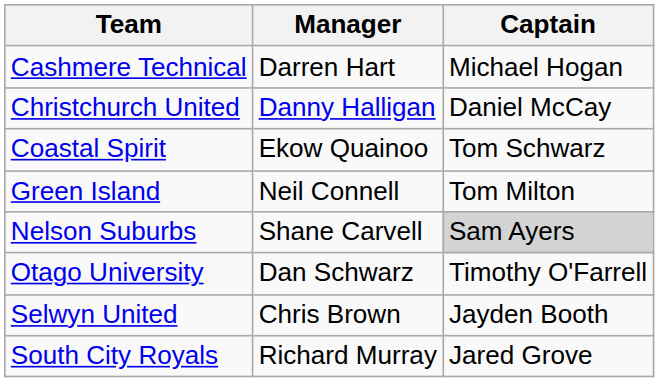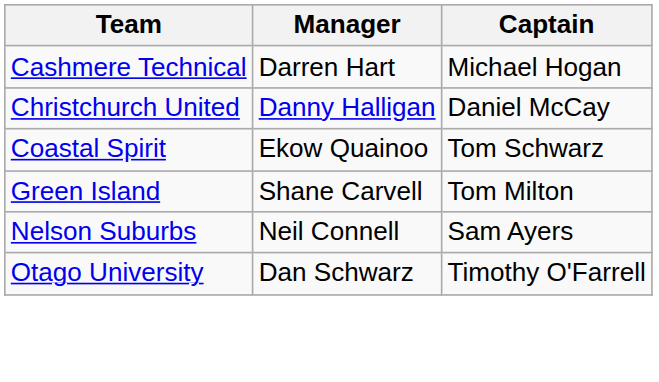(329, 190) Neil Connell -> (341, 190) Shane Carvell
(341, 231) Shane Carvell -> (329, 231) Neil Connell
(512, 231) lightgrey background -> (510, 231) no background
- row: (94, 314)
- row: (114, 356)
